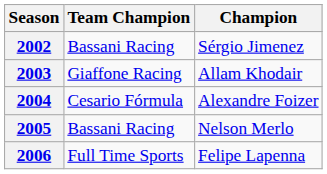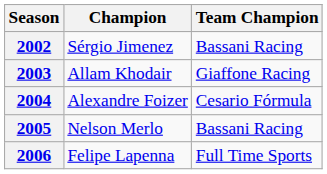columns swapped: (258, 18) <-> (129, 18)
